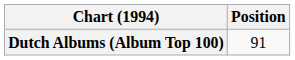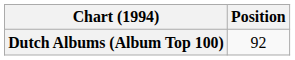(258, 42) 91 -> (258, 42) 92
